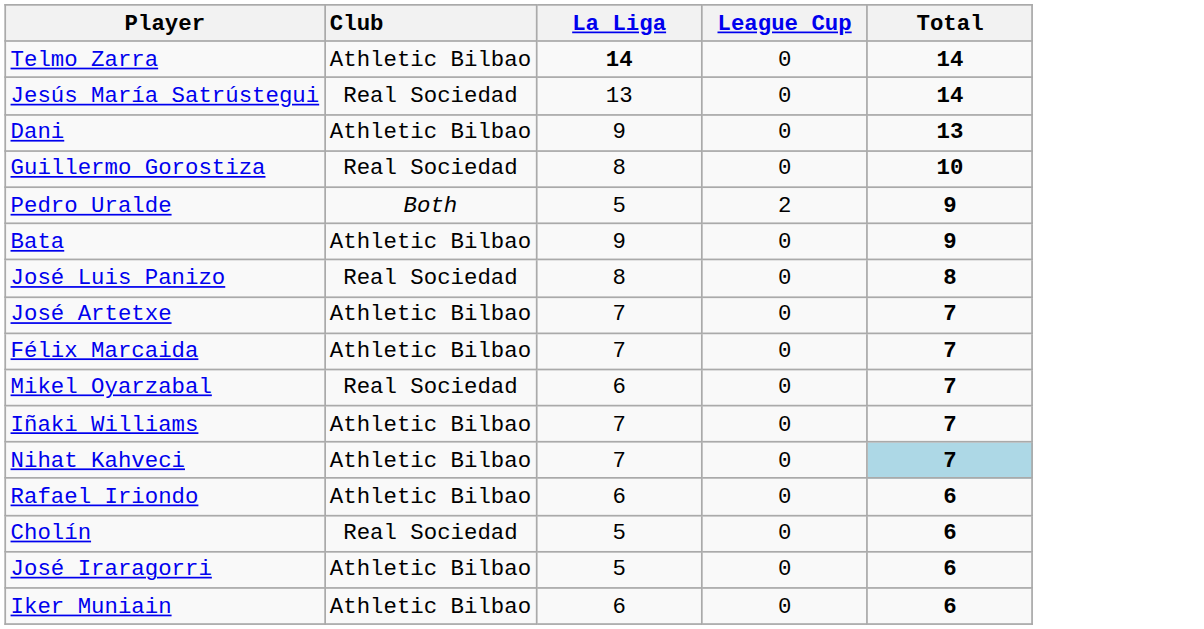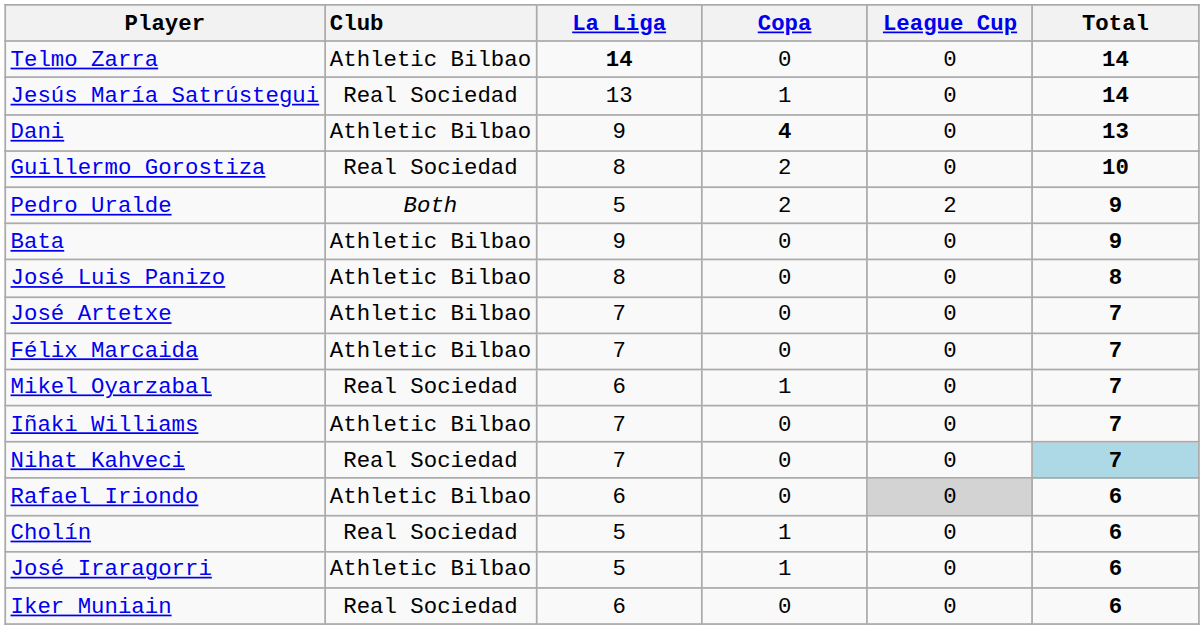+ column: (785, 23)
(430, 278) Real Sociedad -> (430, 278) Athletic Bilbao
(430, 460) Athletic Bilbao -> (430, 460) Real Sociedad
(785, 497) no background -> (950, 497) lightgrey background
(430, 606) Athletic Bilbao -> (430, 606) Real Sociedad
